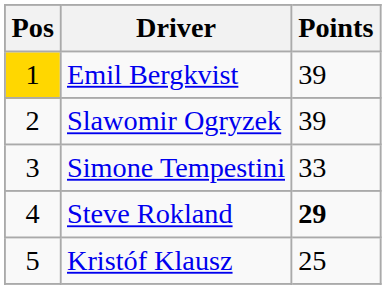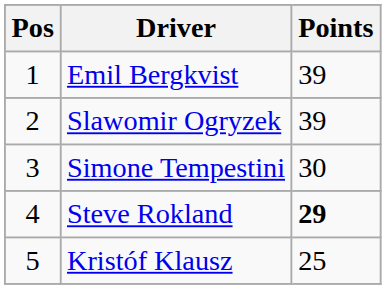(33, 74) gold background -> (33, 74) no background
(312, 167) 33 -> (312, 167) 30
